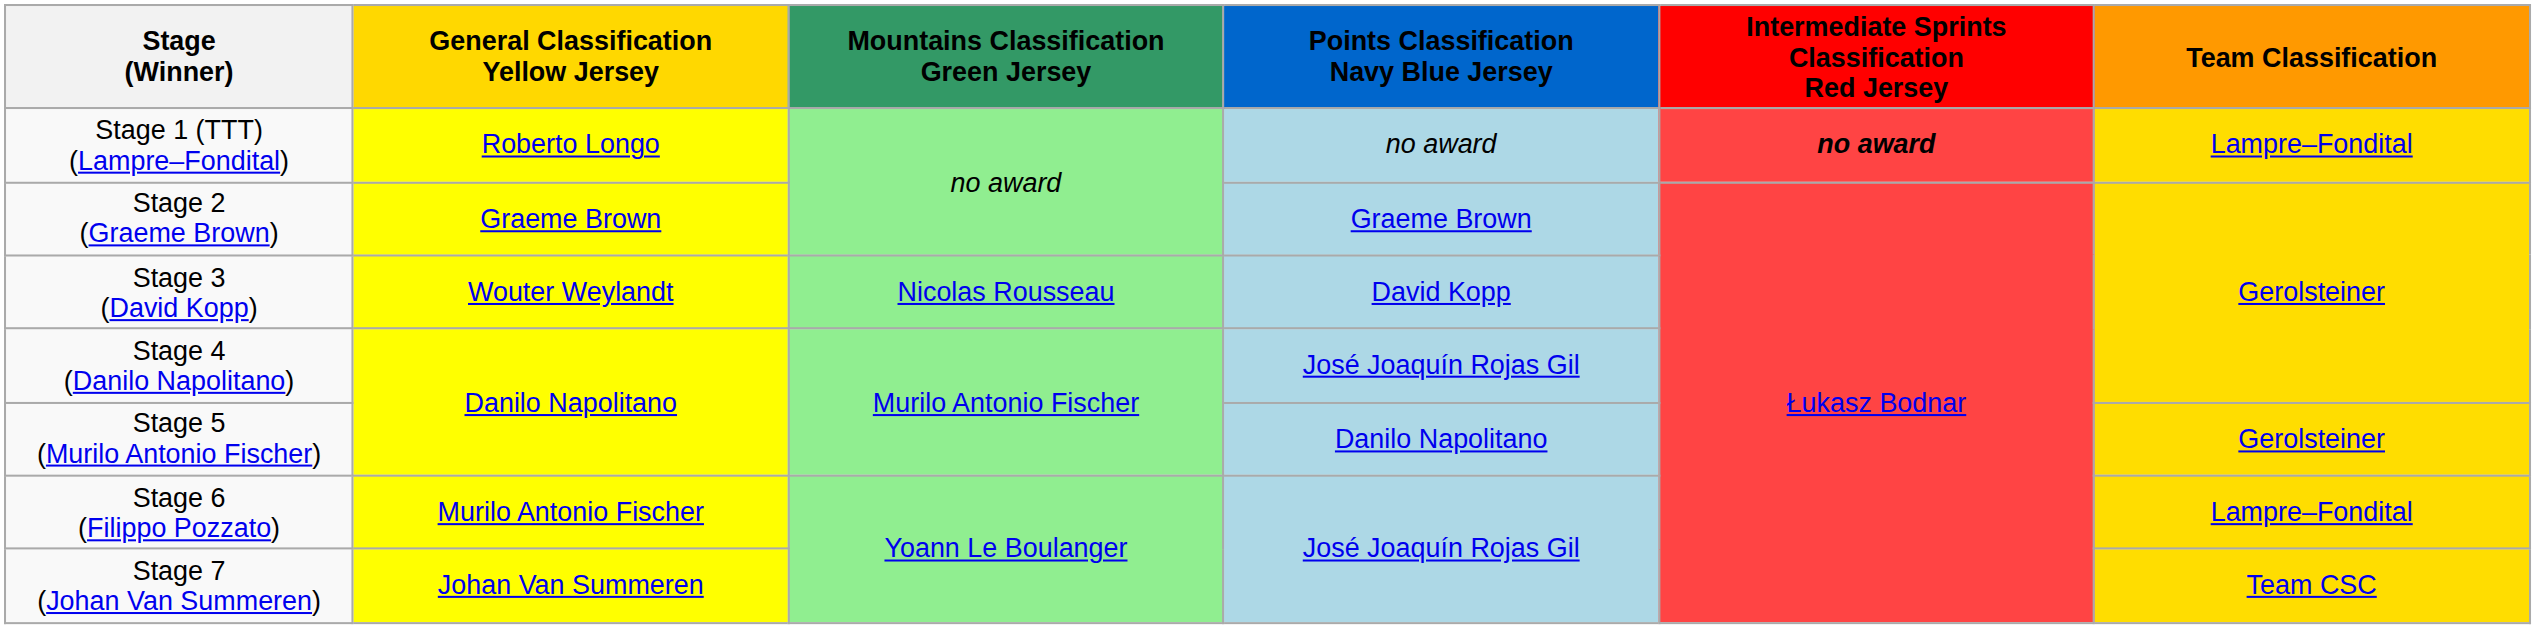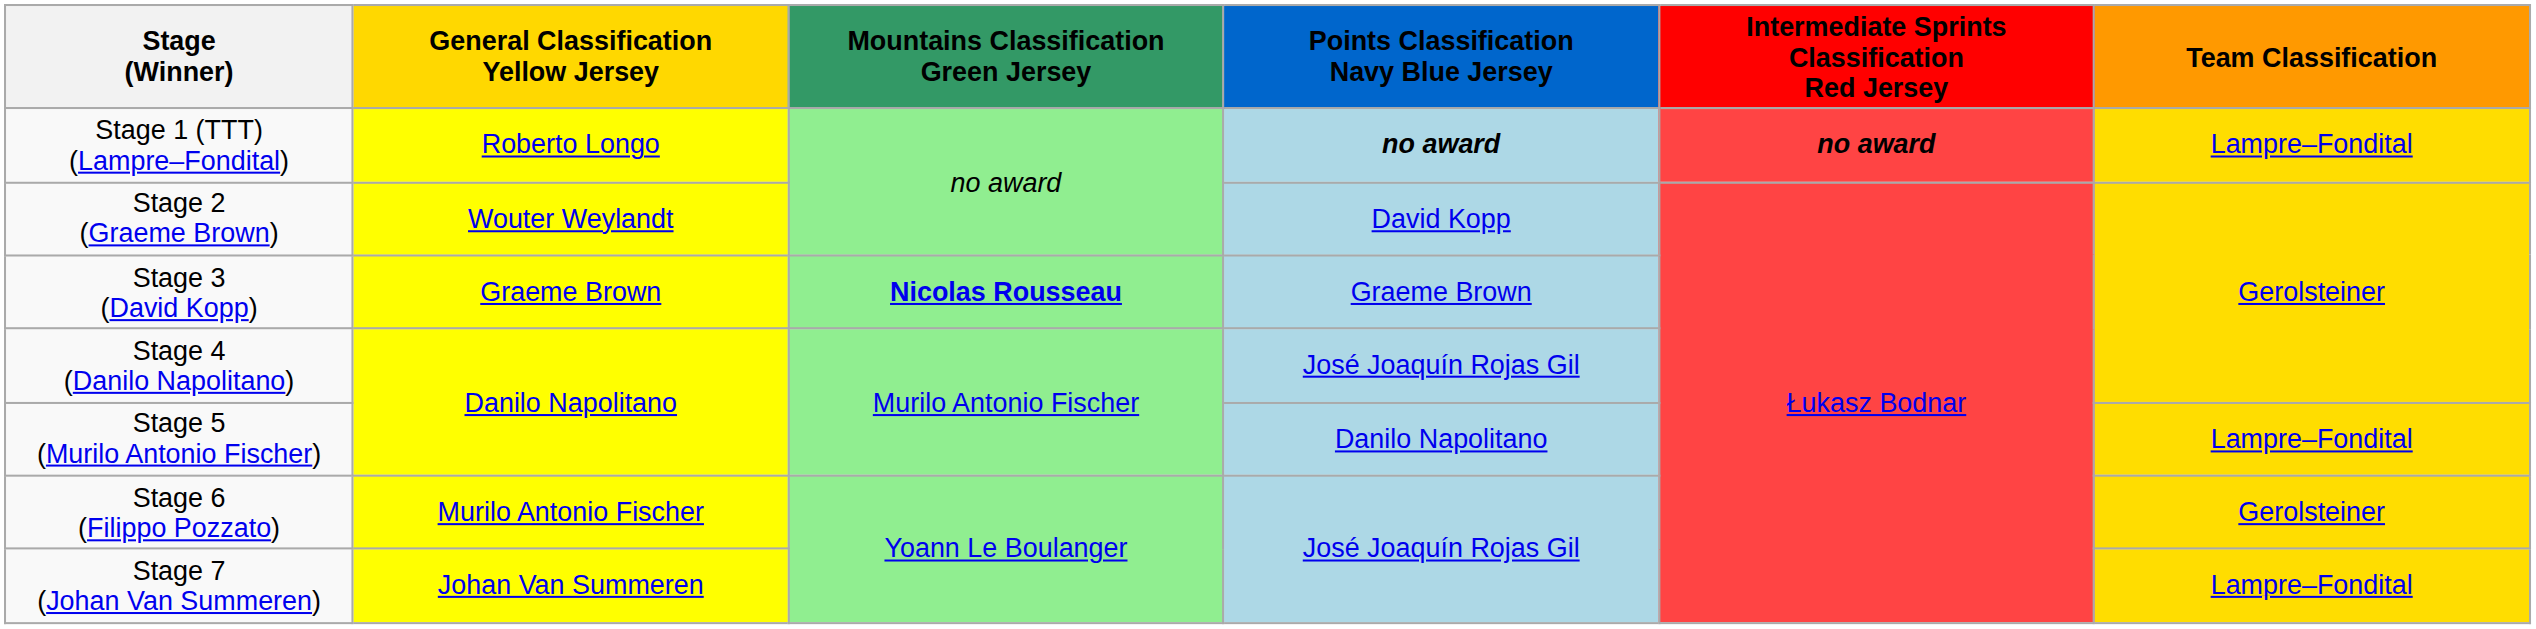(1441, 146) normal -> (1441, 146) bold
(571, 219) Graeme Brown -> (571, 219) Wouter Weylandt
(1441, 219) Graeme Brown -> (1441, 219) David Kopp
(571, 292) Wouter Weylandt -> (571, 292) Graeme Brown
(1006, 292) normal -> (1006, 292) bold
(1441, 292) David Kopp -> (1441, 292) Graeme Brown
(2312, 439) Gerolsteiner -> (2312, 439) Lampre–Fondital
(2312, 512) Lampre–Fondital -> (2312, 512) Gerolsteiner
(2312, 586) Team CSC -> (2312, 586) Lampre–Fondital
